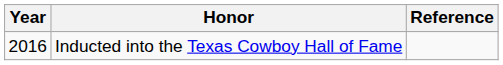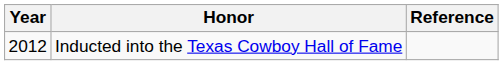(28, 45) 2016 -> (28, 45) 2012
